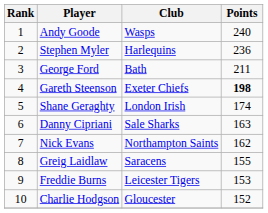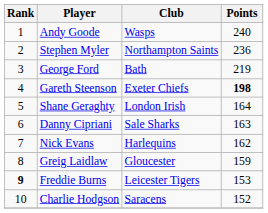(150, 50) Harlequins -> (171, 50) Northampton Saints
(242, 69) 211 -> (242, 69) 219
(242, 106) 174 -> (242, 106) 164
(171, 143) Northampton Saints -> (150, 143) Harlequins
(145, 161) Saracens -> (150, 161) Gloucester
(242, 161) 155 -> (242, 161) 159
(21, 180) normal -> (21, 180) bold
(150, 198) Gloucester -> (145, 198) Saracens
